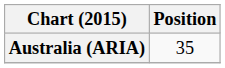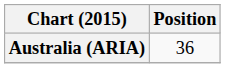(185, 47) 35 -> (185, 47) 36
